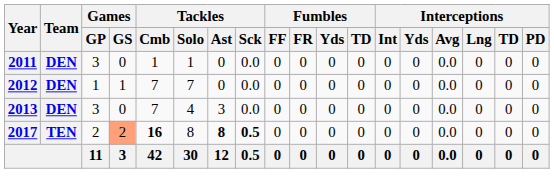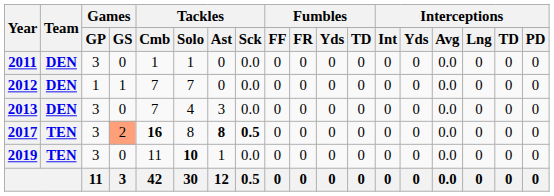(96, 132) 2 -> (96, 132) 3
+ row: (23, 156)
